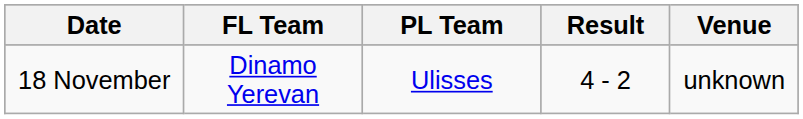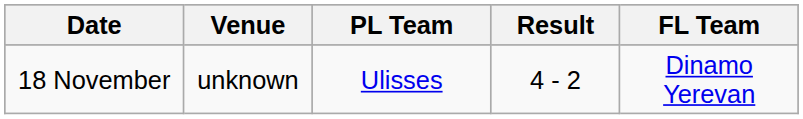columns swapped: (734, 25) <-> (273, 25)
